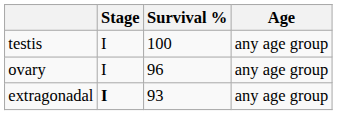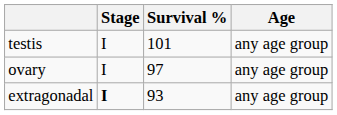(159, 43) 100 -> (159, 43) 101
(155, 69) 96 -> (155, 69) 97
